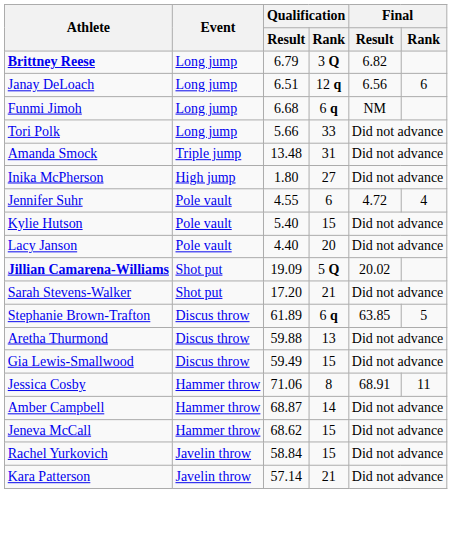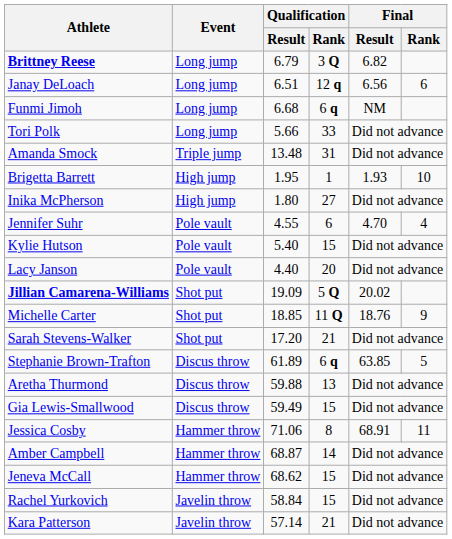+ row: (51, 177)
(375, 200) 4.72 -> (375, 223) 4.70
+ row: (52, 315)
